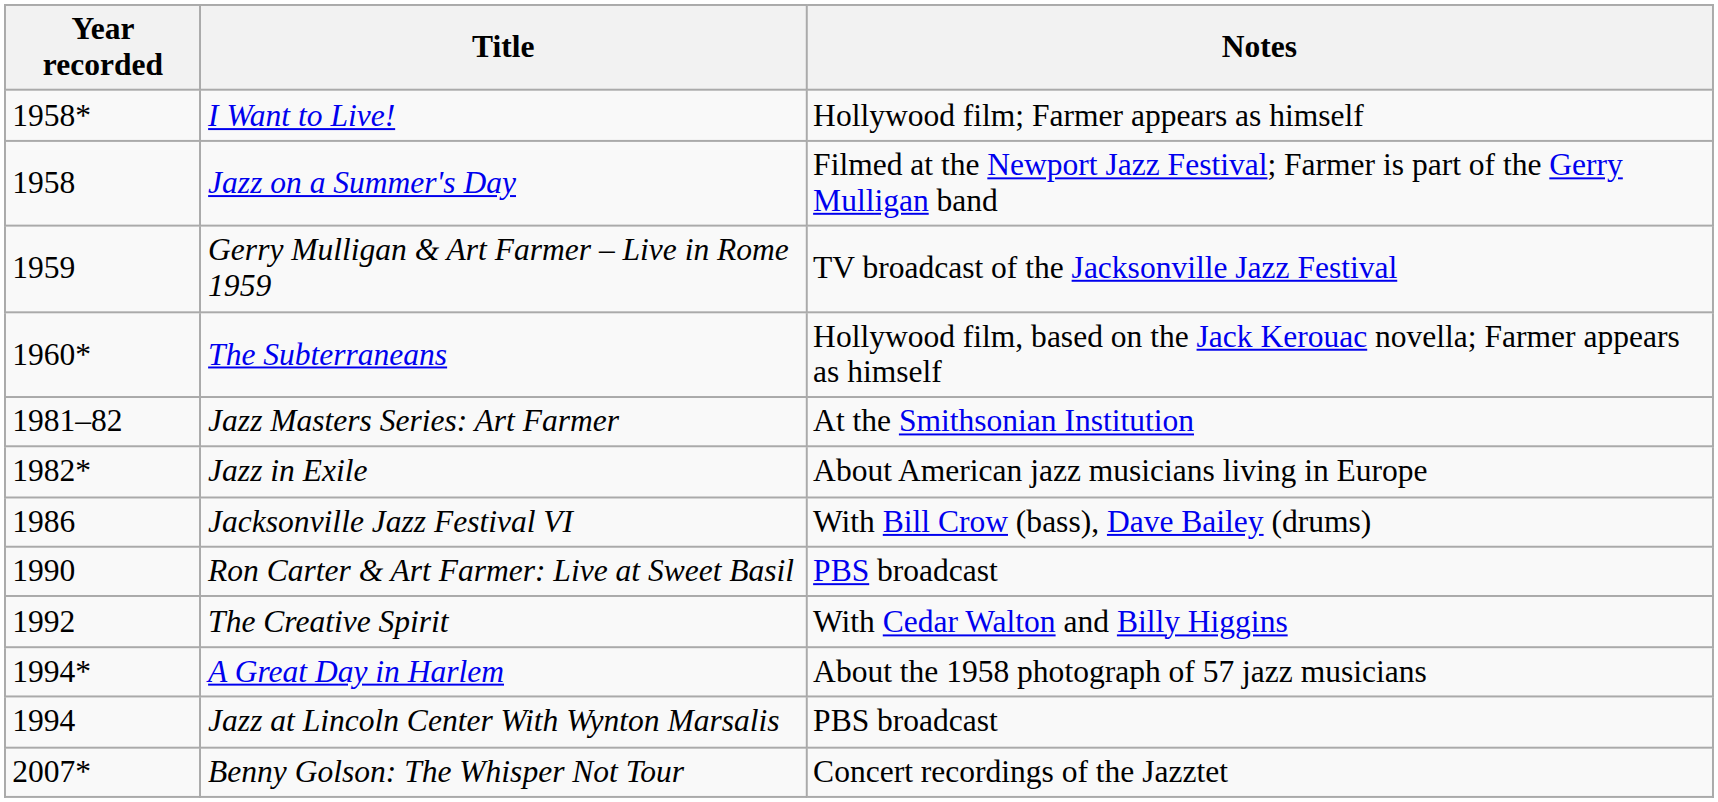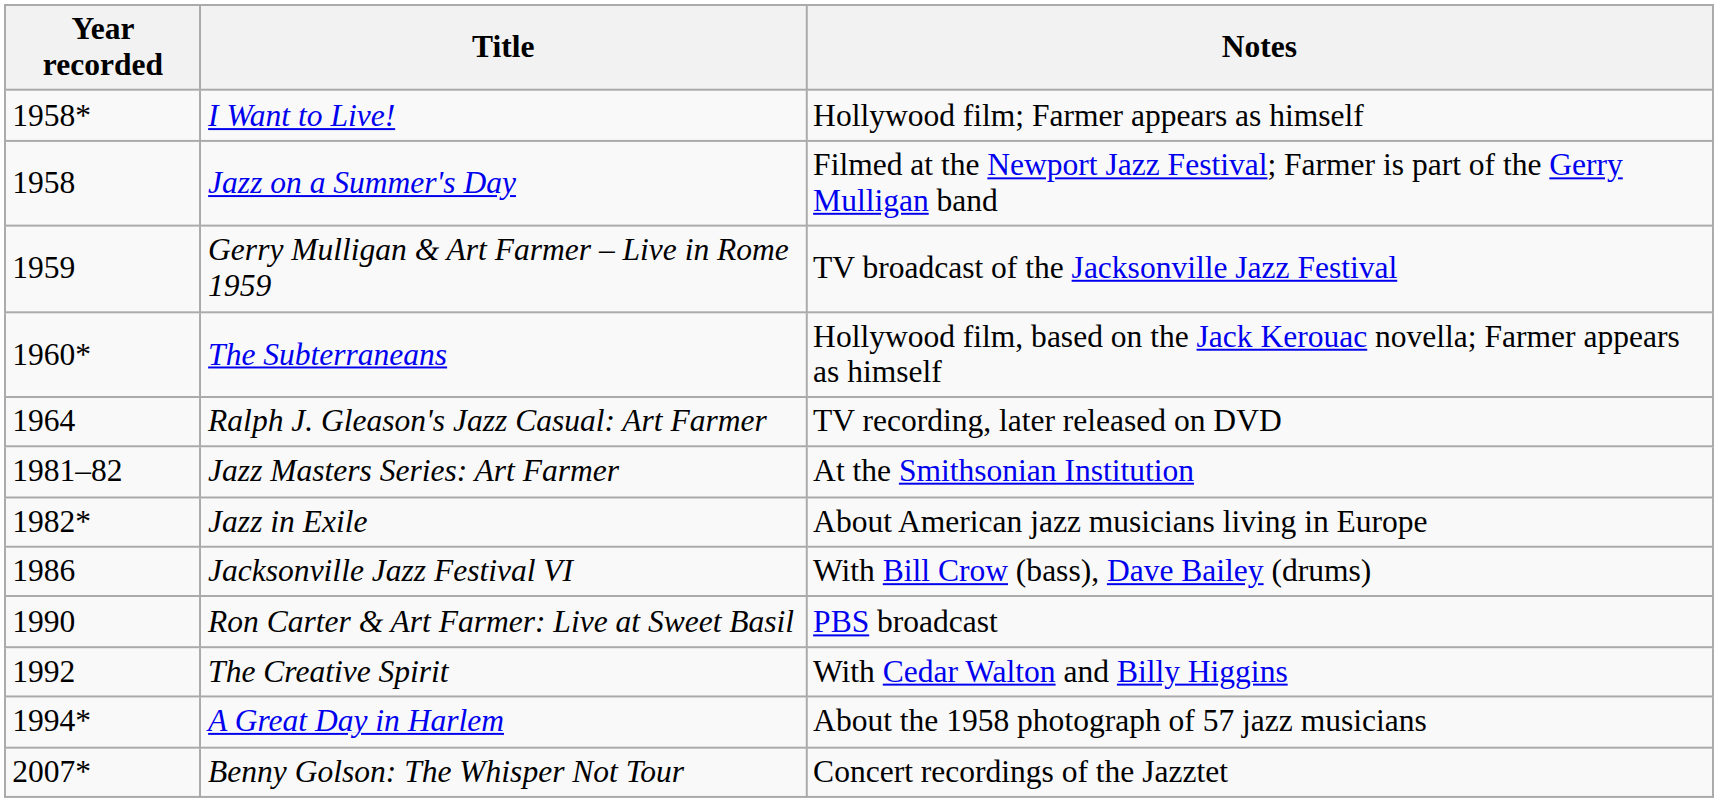+ row: (487, 421)
- row: (494, 721)
